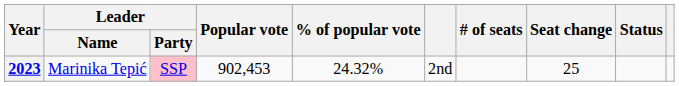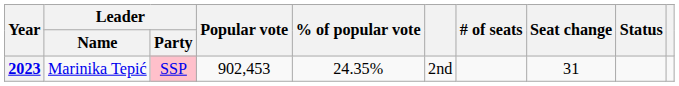(358, 68) 24.32% -> (358, 68) 24.35%
(571, 68) 25 -> (571, 68) 31
